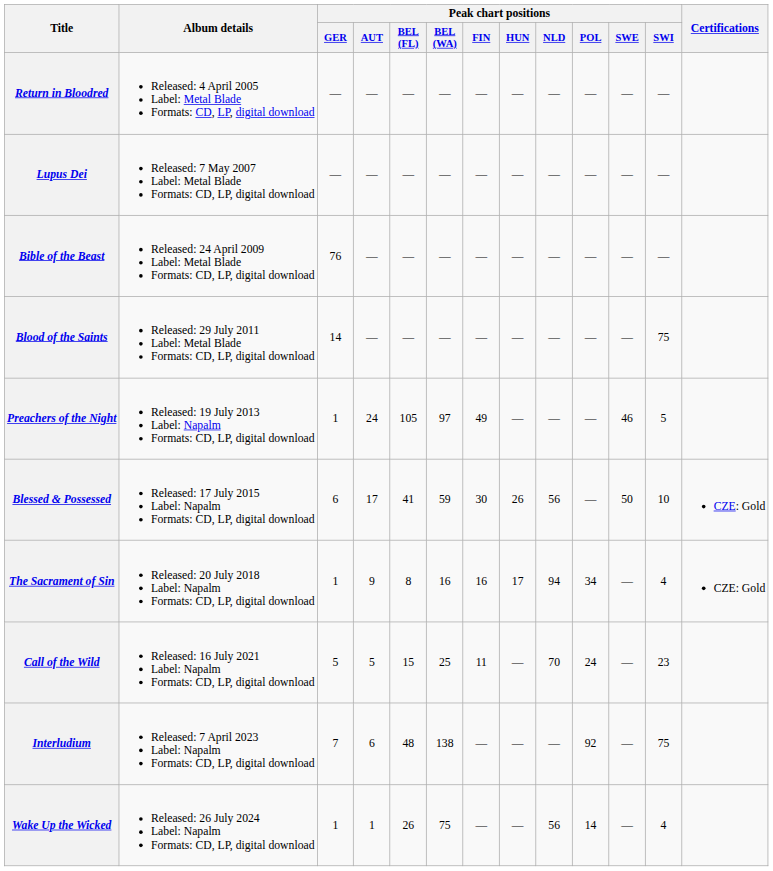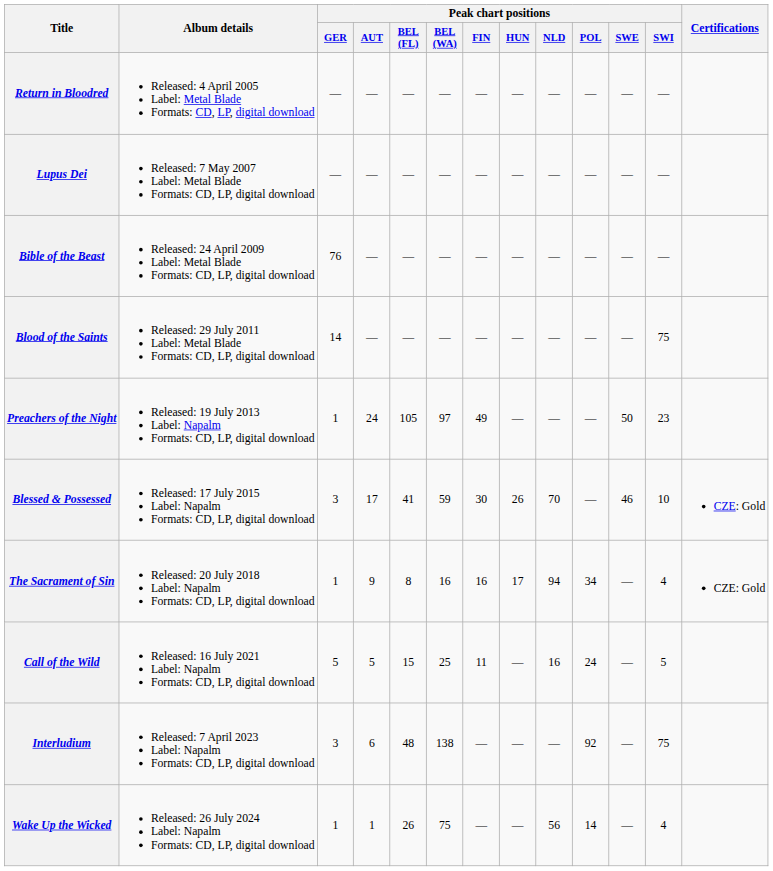(627, 418) 46 -> (627, 418) 50
(664, 418) 5 -> (664, 418) 23
(335, 499) 6 -> (335, 499) 3
(554, 499) 56 -> (554, 499) 70
(627, 499) 50 -> (627, 499) 46
(554, 662) 70 -> (554, 662) 16
(664, 662) 23 -> (664, 662) 5
(335, 743) 7 -> (335, 743) 3
